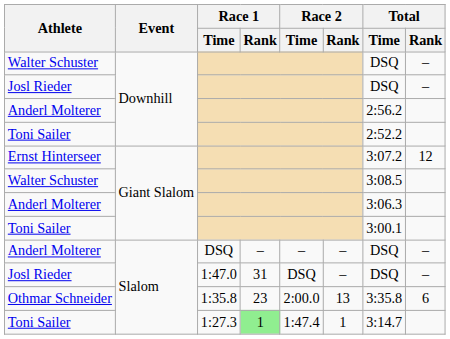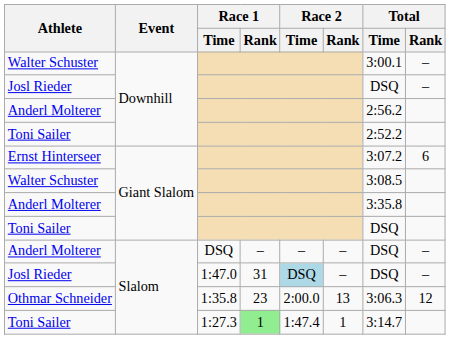(384, 63) DSQ -> (384, 63) 3:00.1
(426, 157) 12 -> (426, 157) 6
(384, 204) 3:06.3 -> (384, 204) 3:35.8
(384, 228) 3:00.1 -> (384, 228) DSQ
(302, 275) no background -> (302, 275) lightblue background
(384, 298) 3:35.8 -> (384, 298) 3:06.3
(426, 298) 6 -> (426, 298) 12
